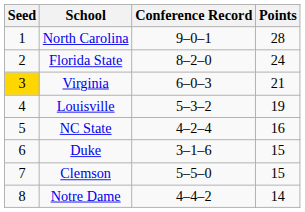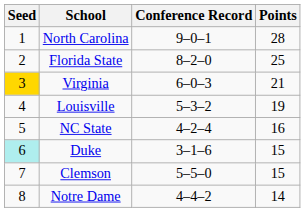(278, 60) 24 -> (278, 60) 25
(22, 151) no background -> (22, 151) paleturquoise background
